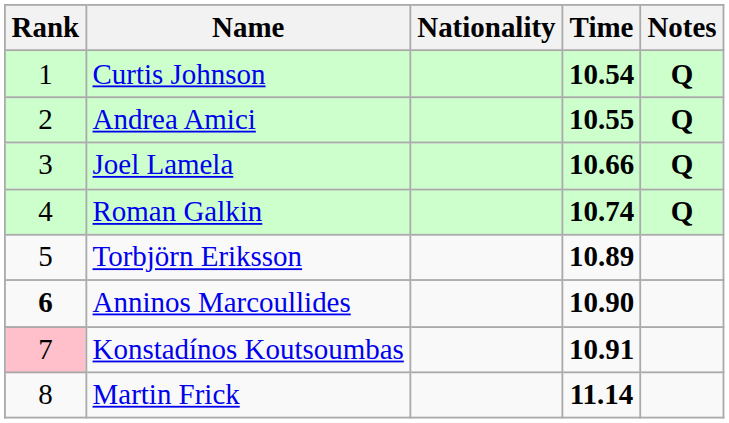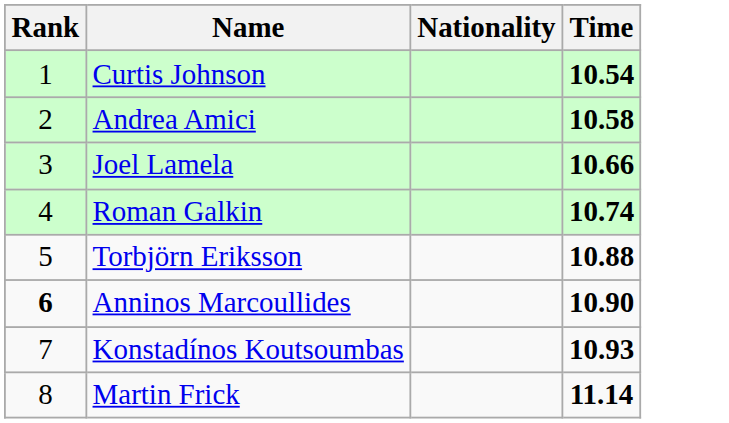- column: (682, 27)
(602, 119) 10.55 -> (602, 119) 10.58
(602, 257) 10.89 -> (602, 257) 10.88
(45, 348) pink background -> (45, 348) no background
(602, 348) 10.91 -> (602, 348) 10.93
